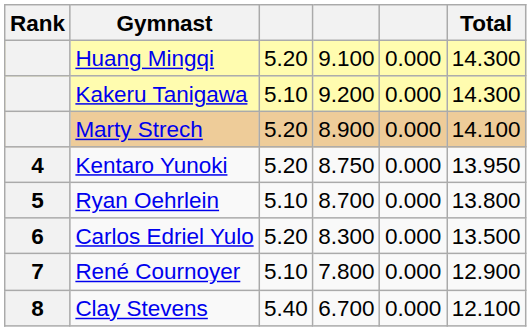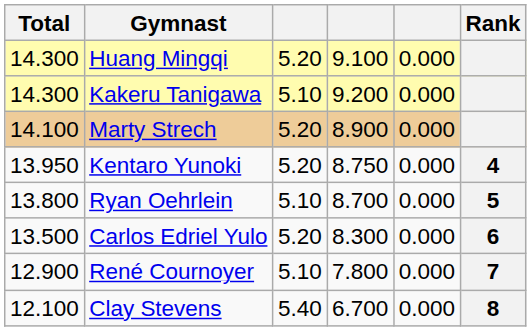columns swapped: (37, 23) <-> (486, 23)
